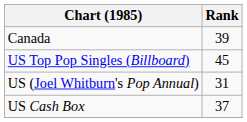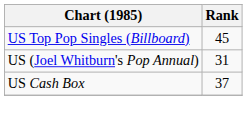- row: (29, 38)
